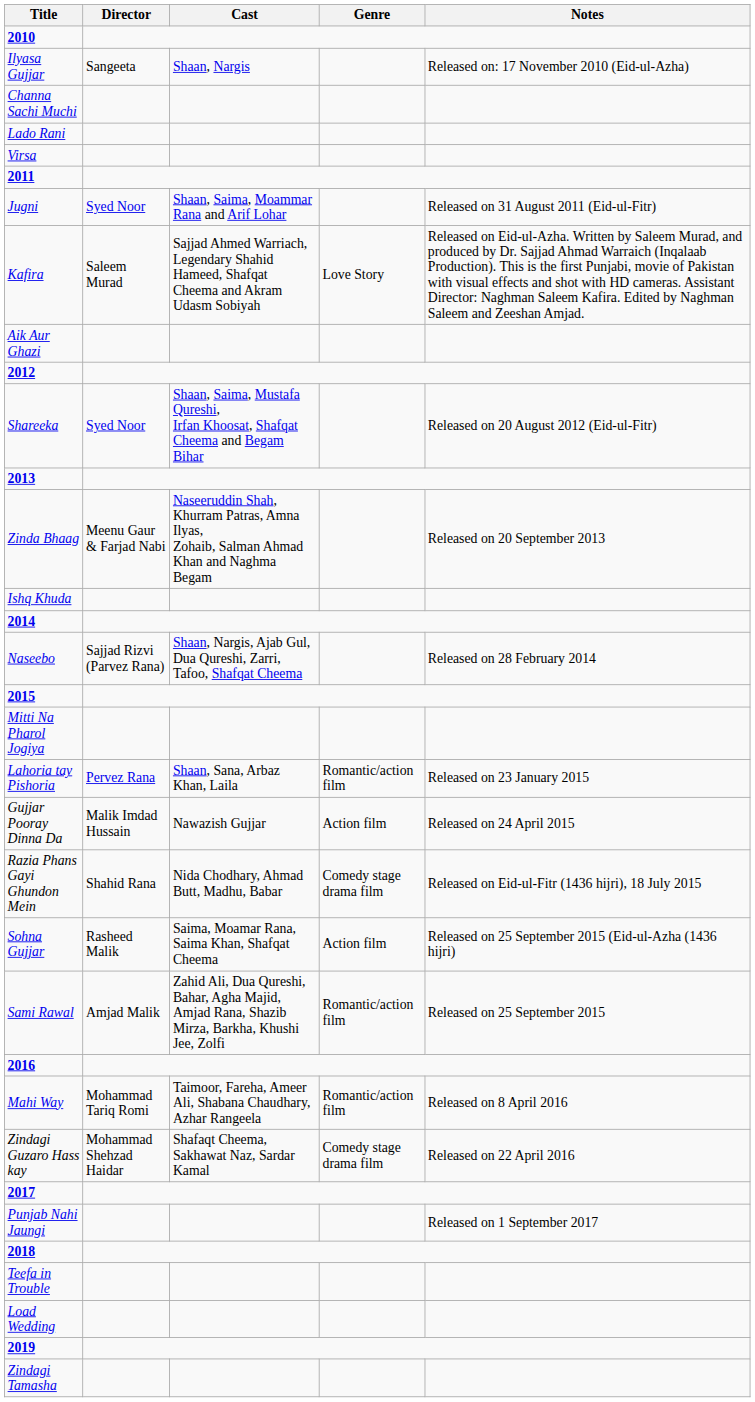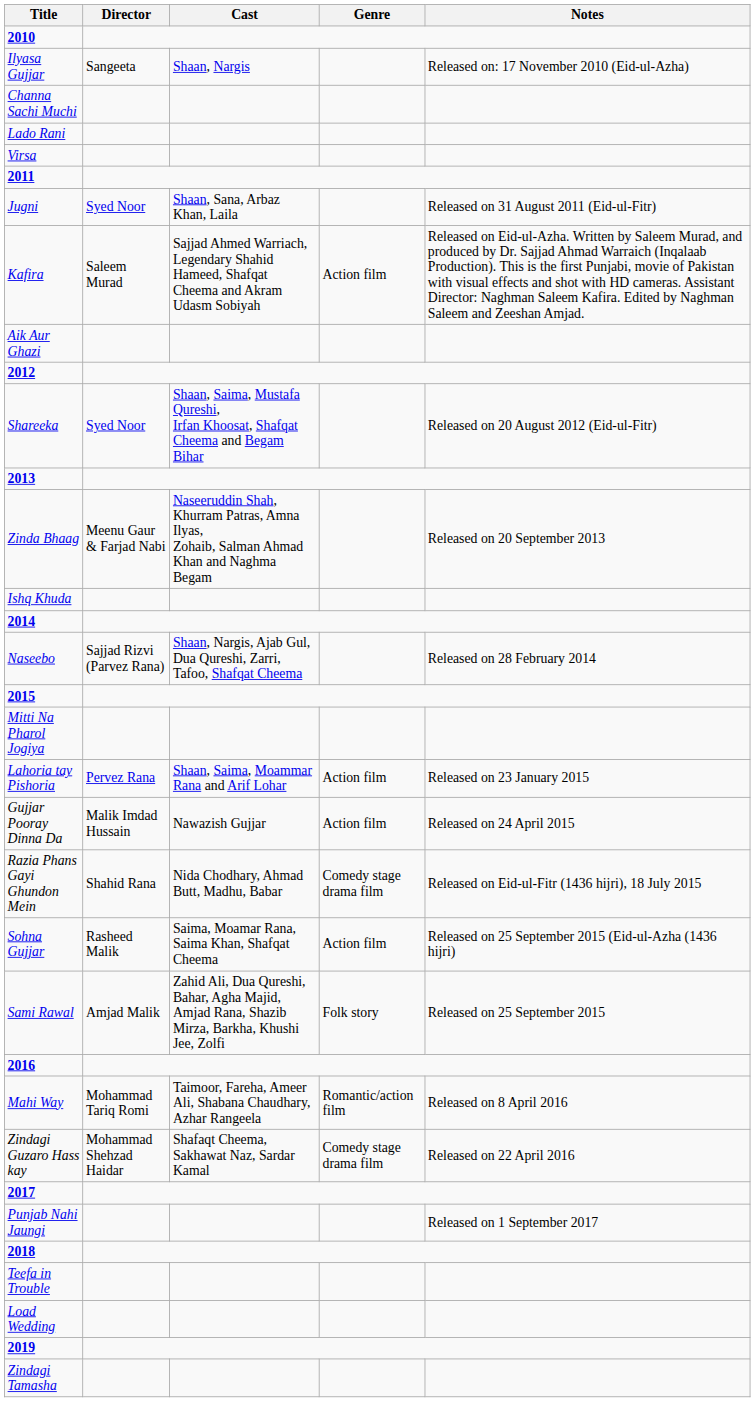(242, 206) Shaan, Saima, Moammar Rana and Arif Lohar -> (226, 206) Shaan, Sana, Arbaz Khan, Laila
(353, 275) Love Story -> (354, 275) Action film
(226, 778) Shaan, Sana, Arbaz Khan, Laila -> (242, 778) Shaan, Saima, Moammar Rana and Arif Lohar
(368, 778) Romantic/action film -> (354, 778) Action film
(368, 1012) Romantic/action film -> (351, 1012) Folk story
